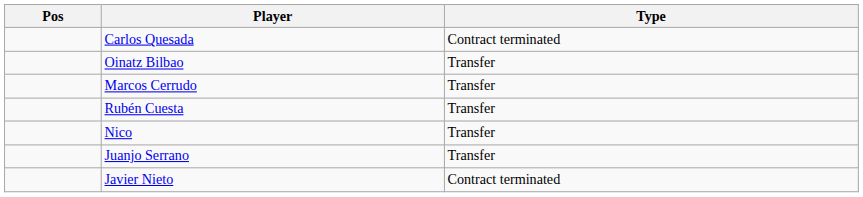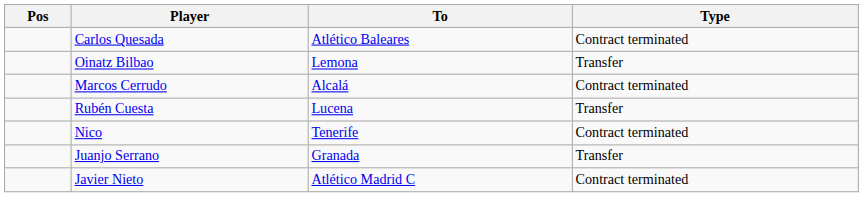+ column: (440, 15)
(471, 85) Transfer -> (632, 85) Contract terminated
(471, 132) Transfer -> (632, 132) Contract terminated
